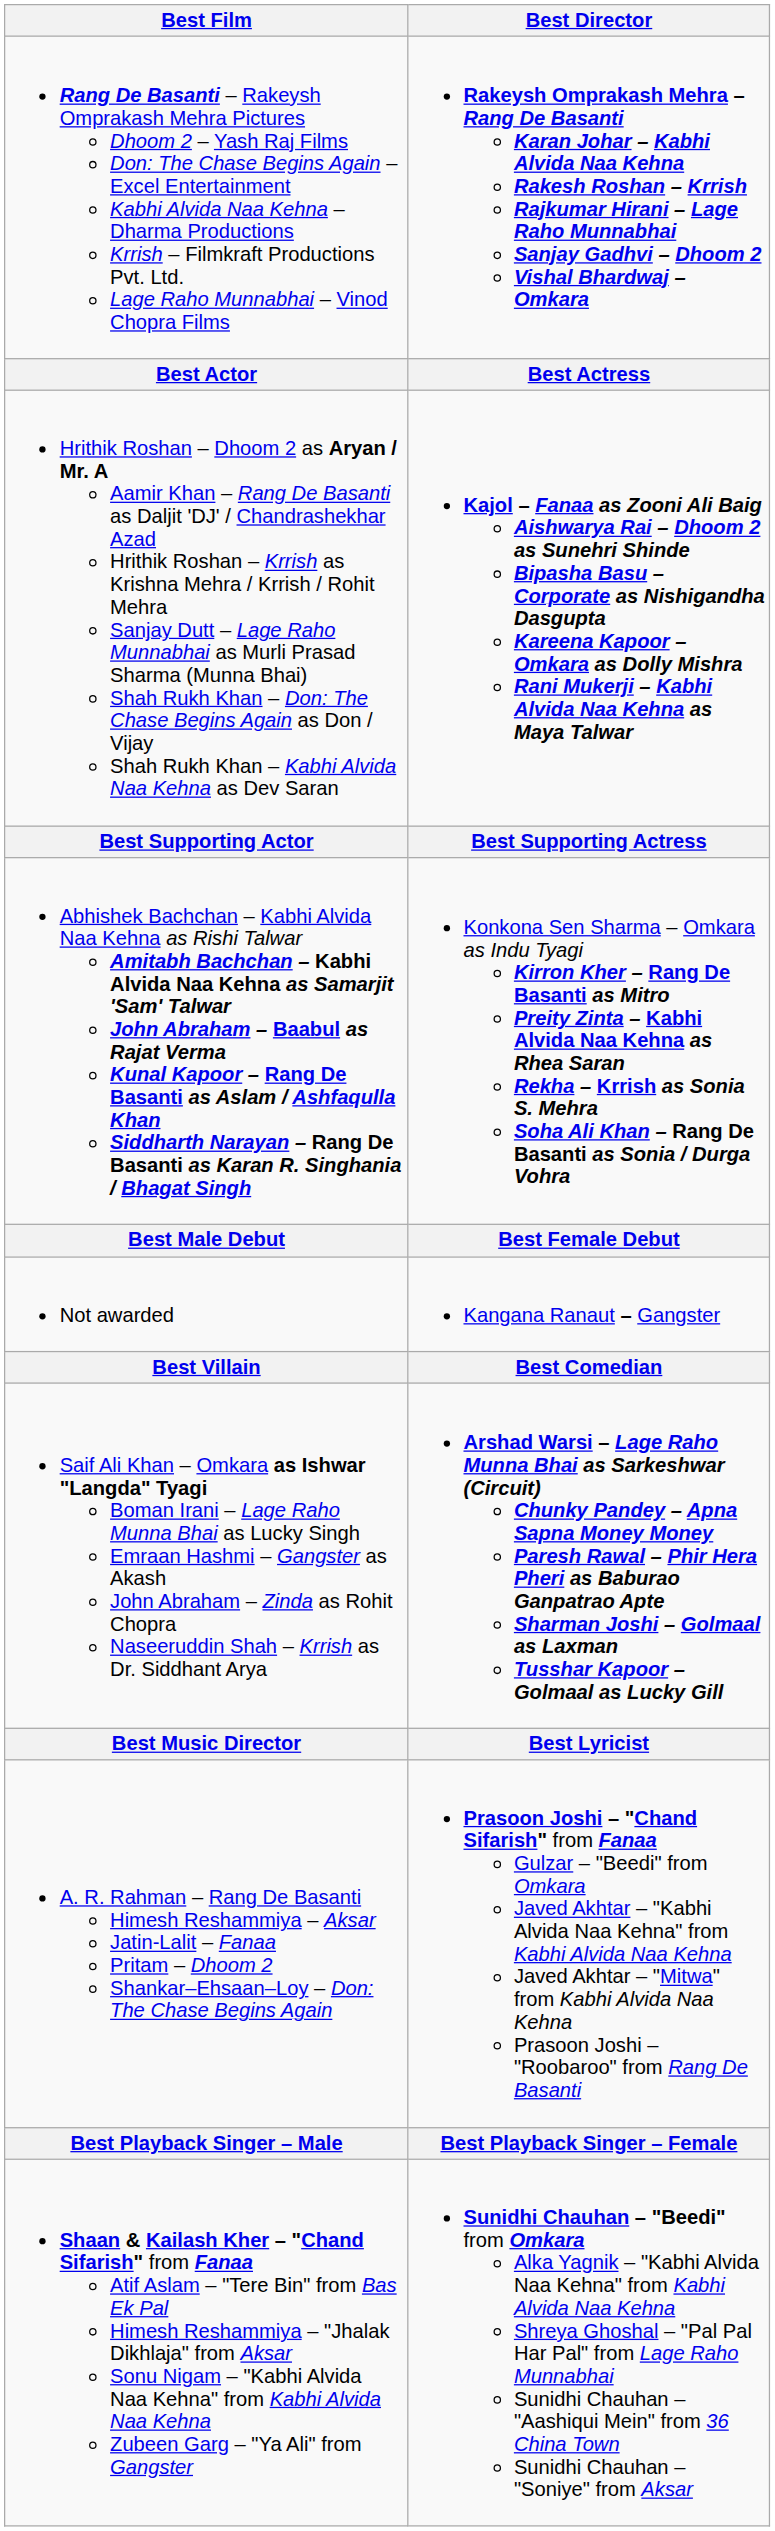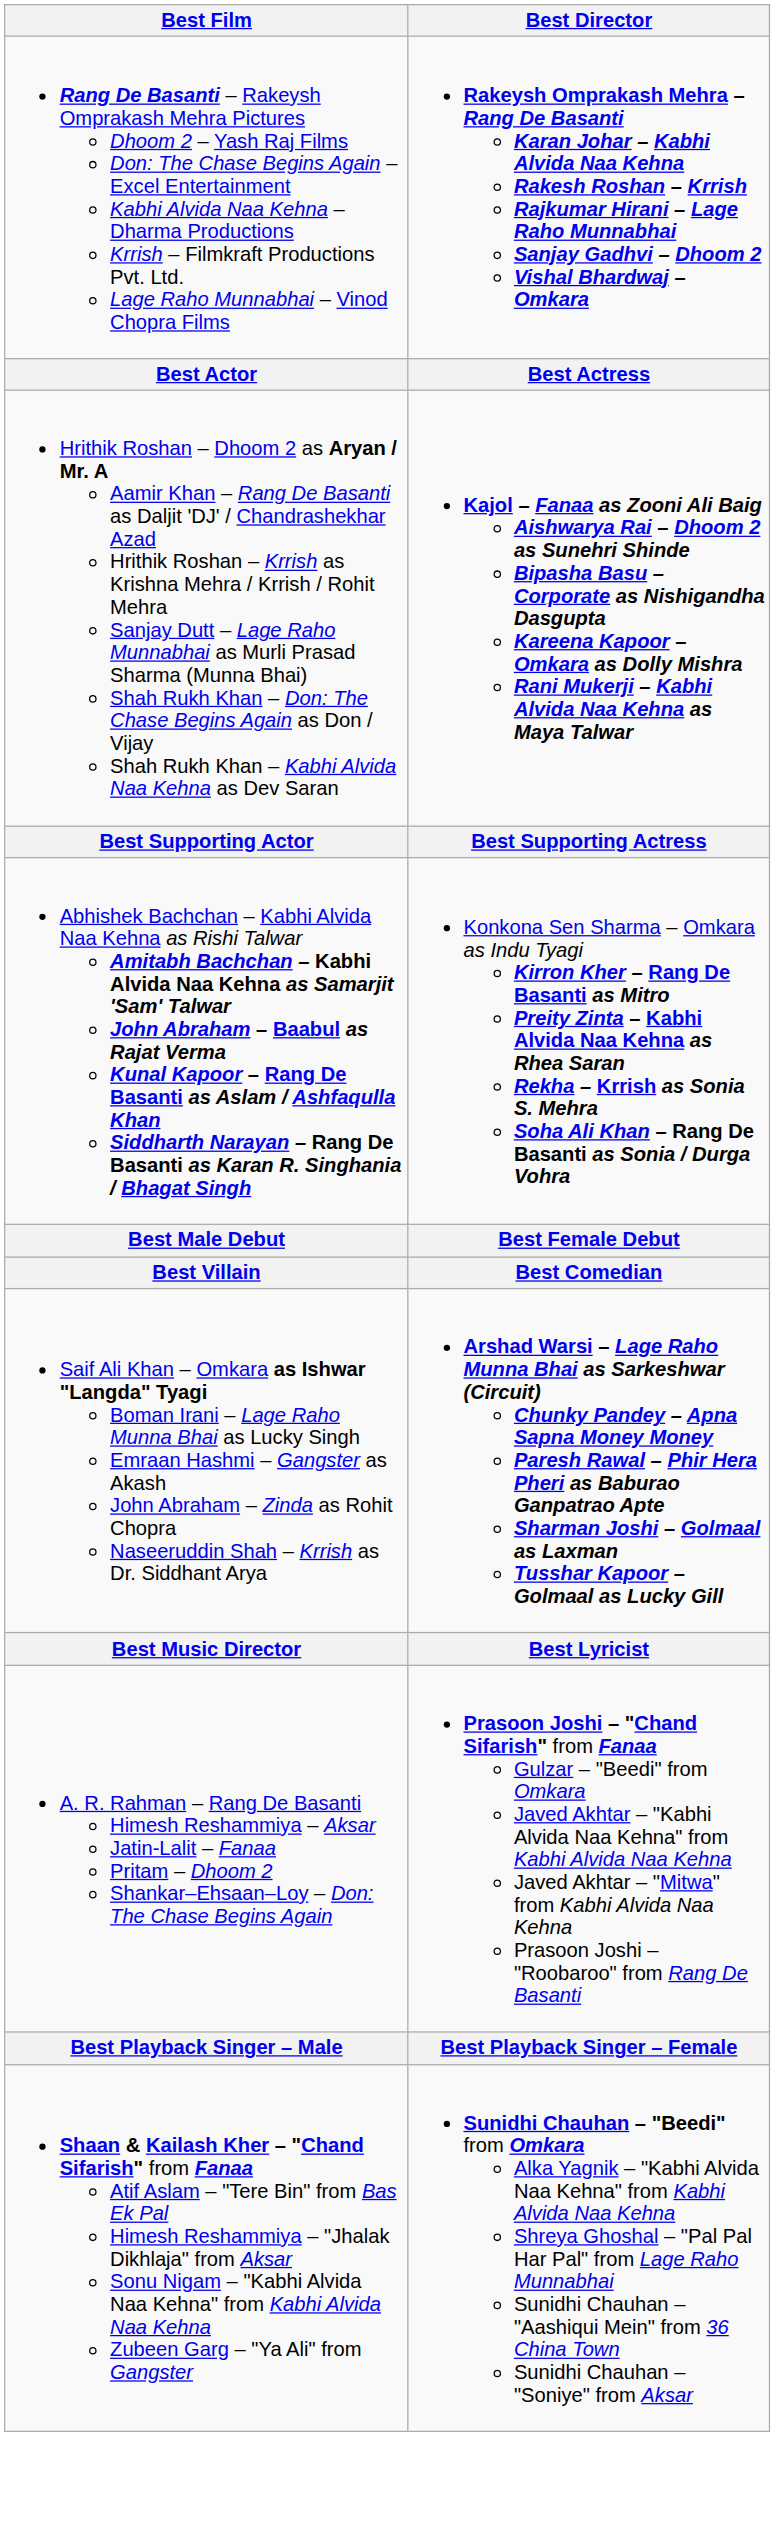- row: (207, 1315)
